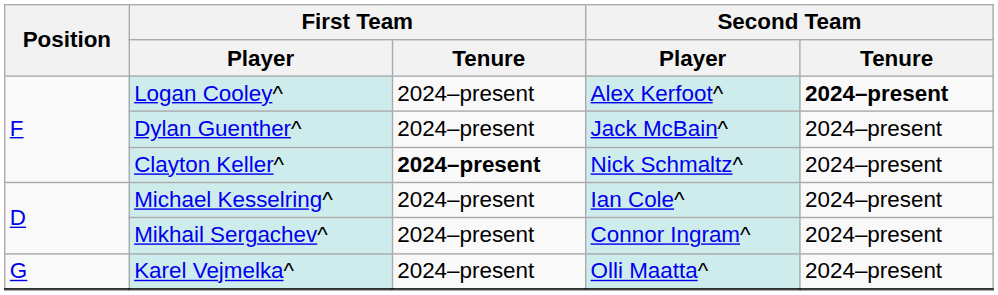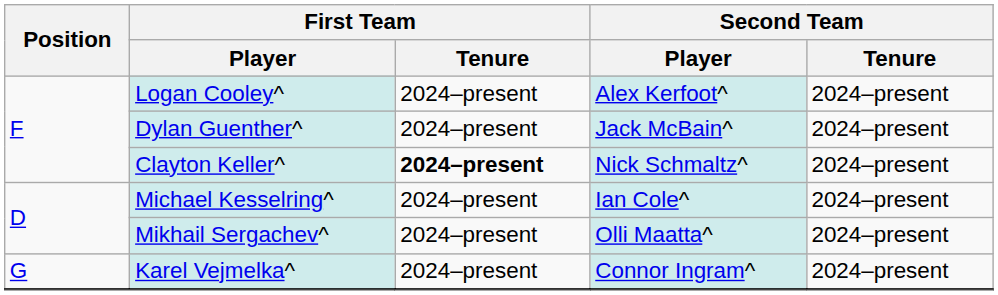(877, 93) bold -> (880, 93) normal
(671, 235) Connor Ingram^ -> (654, 235) Olli Maatta^
(649, 270) Olli Maatta^ -> (675, 270) Connor Ingram^
